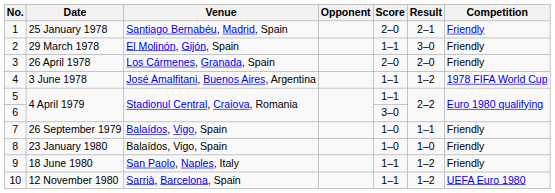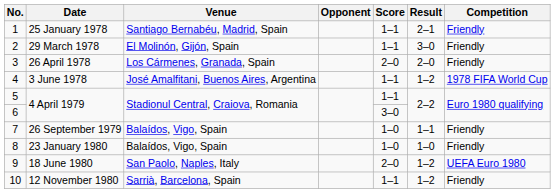(390, 29) 2–0 -> (390, 29) 1–1
(390, 163) 1–1 -> (390, 163) 2–0
(466, 163) Friendly -> (486, 163) UEFA Euro 1980
(486, 180) UEFA Euro 1980 -> (466, 180) Friendly
